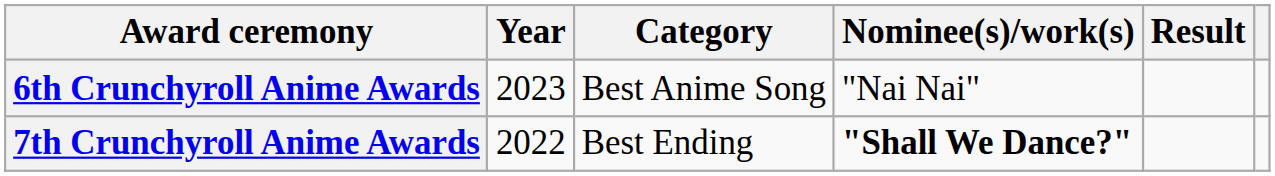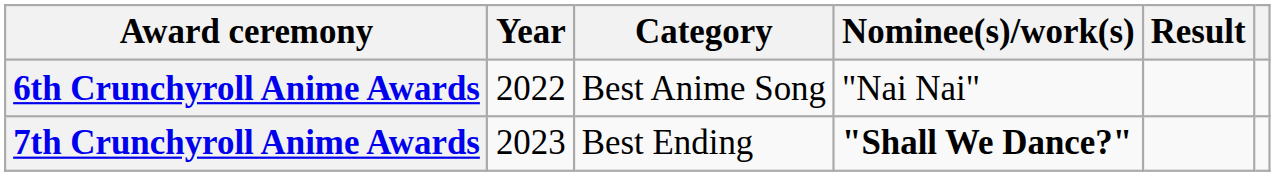(531, 87) 2023 -> (531, 87) 2022
(531, 142) 2022 -> (531, 142) 2023
